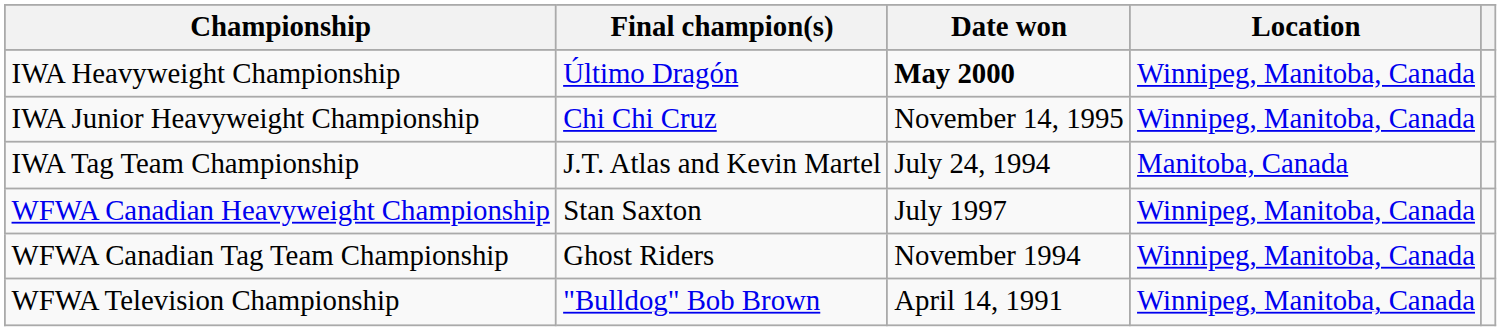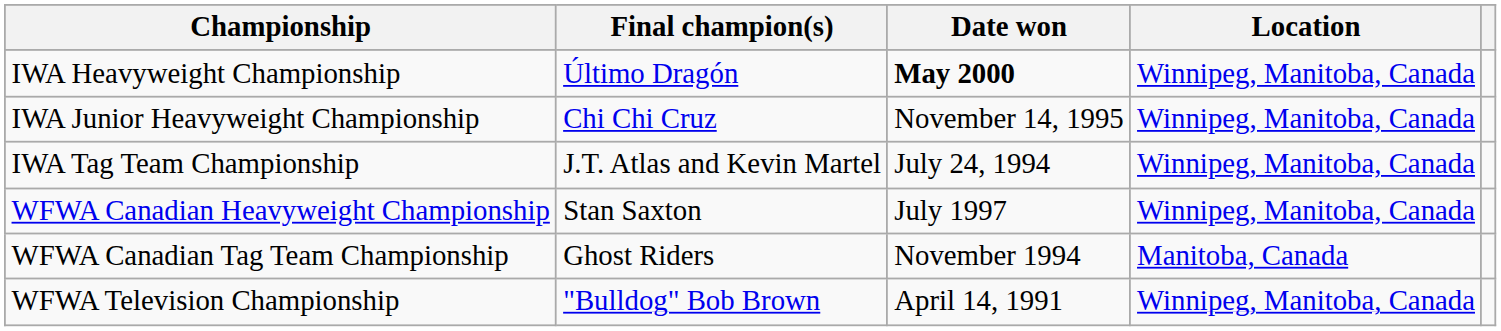(1243, 164) Manitoba, Canada -> (1306, 164) Winnipeg, Manitoba, Canada
(1306, 255) Winnipeg, Manitoba, Canada -> (1243, 255) Manitoba, Canada
